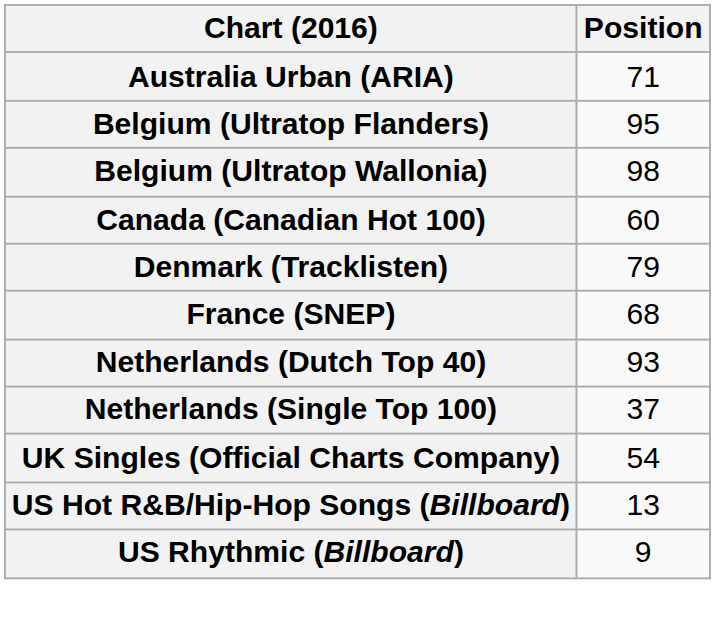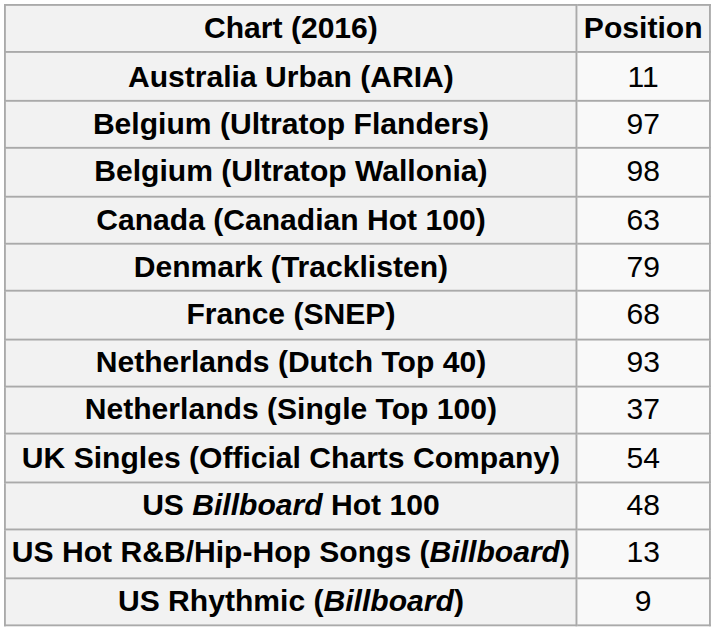(643, 76) 71 -> (643, 76) 11
(643, 123) 95 -> (643, 123) 97
(643, 219) 60 -> (643, 219) 63
+ row: (291, 505)
